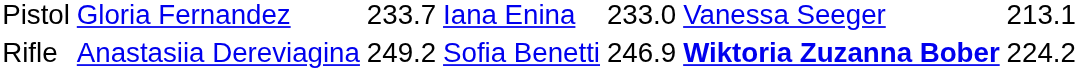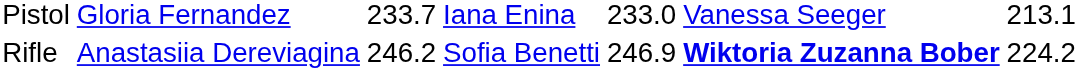(401, 53) 249.2 -> (401, 53) 246.2
